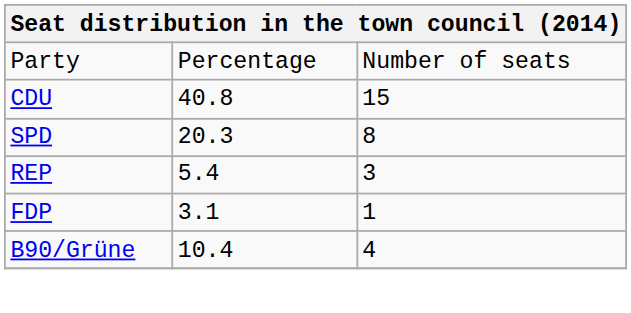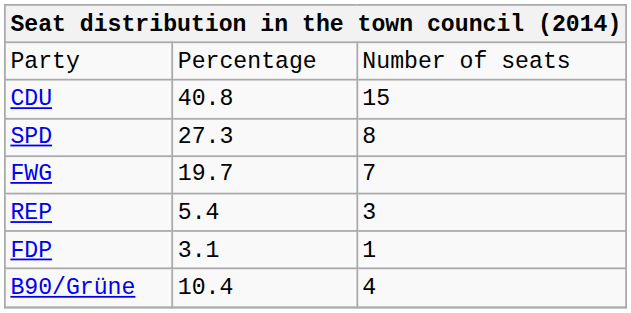(206, 137) 20.3 -> (206, 137) 27.3
+ row: (31, 175)
